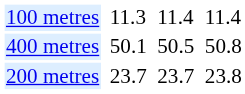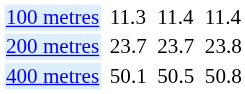rows swapped: (53, 75) <-> (53, 46)
